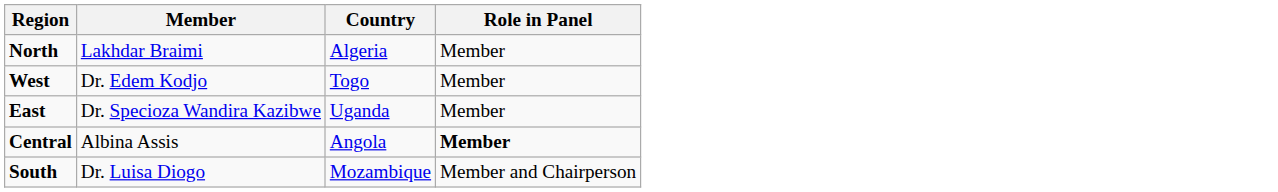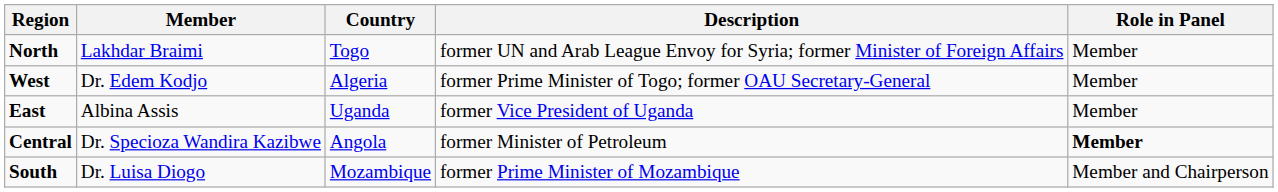+ column: (752, 19)
(359, 50) Algeria -> (349, 50) Togo
(349, 80) Togo -> (359, 80) Algeria
(201, 111) Dr. Specioza Wandira Kazibwe -> (130, 111) Albina Assis
(130, 141) Albina Assis -> (201, 141) Dr. Specioza Wandira Kazibwe
